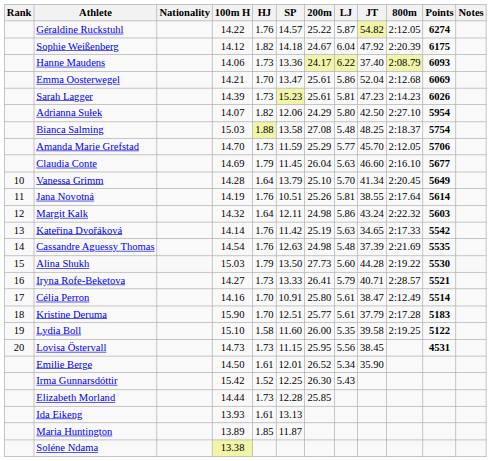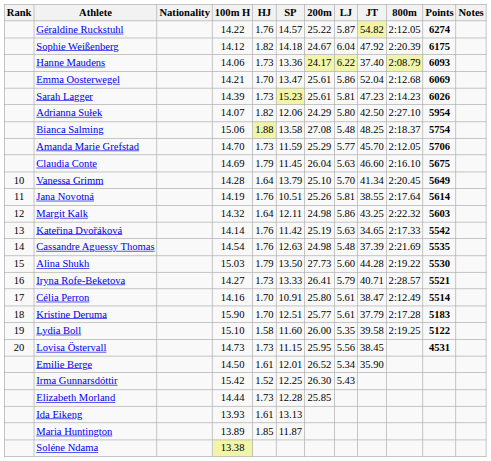(233, 130) 15.03 -> (233, 130) 15.06
(440, 163) 5677 -> (440, 163) 5675
(372, 213) 43.24 -> (372, 213) 43.25
